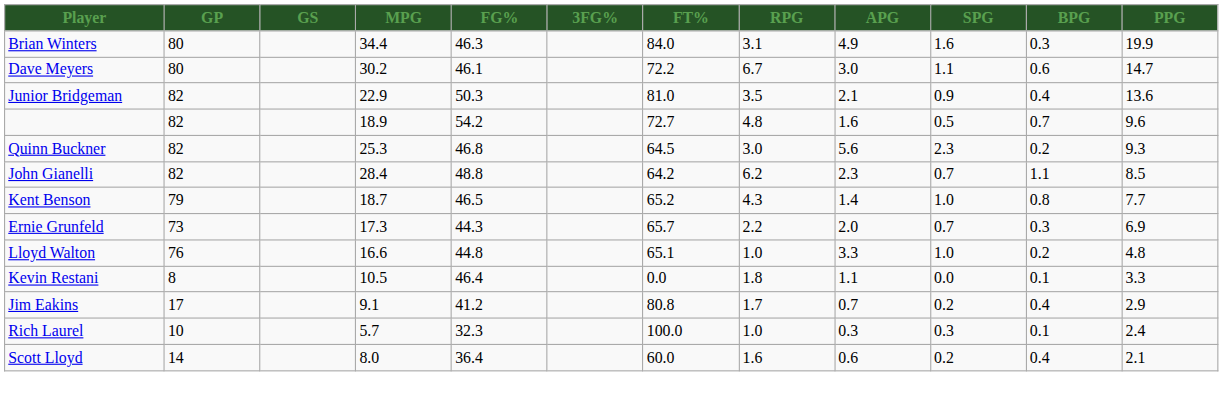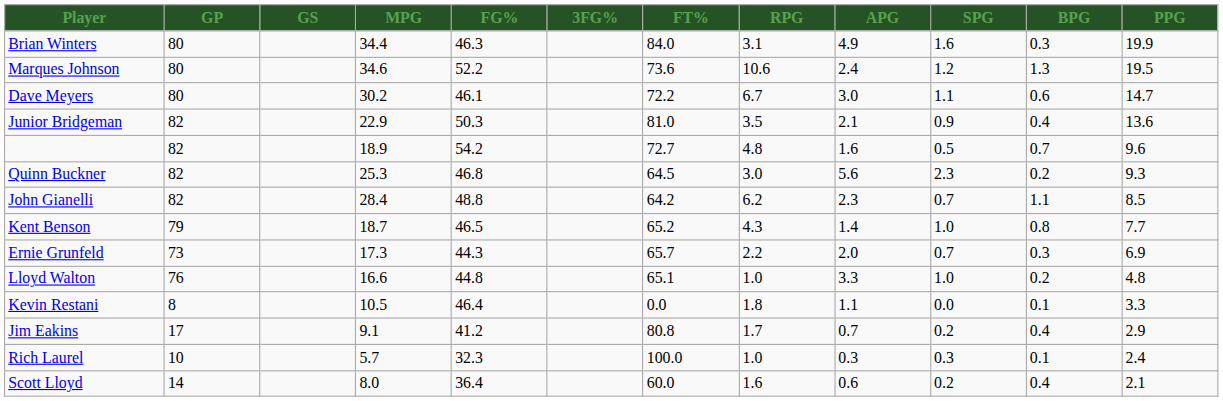+ row: (64, 70)
